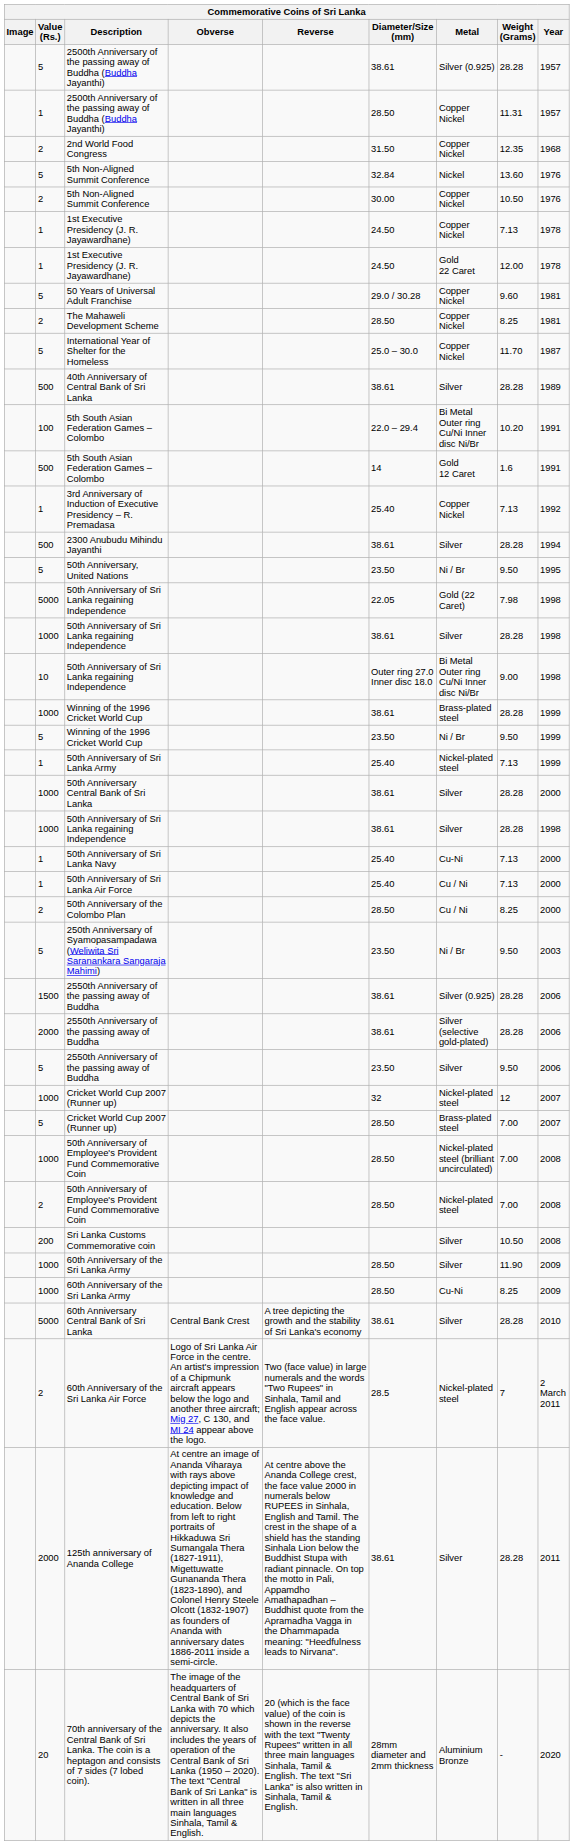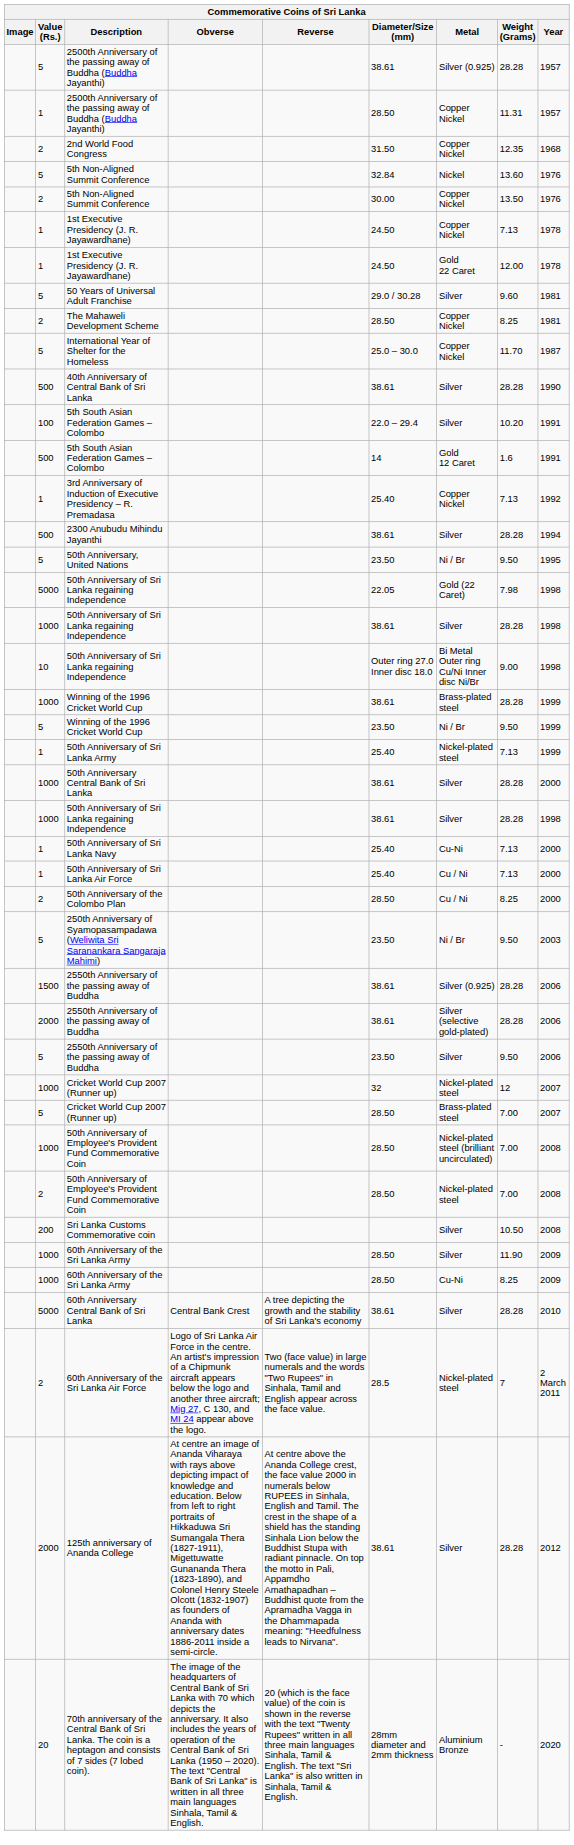(511, 200) 10.50 -> (511, 200) 13.50
(454, 296) Copper Nickel -> (451, 296) Silver
(550, 387) 1989 -> (550, 387) 1990
(463, 428) Bi Metal Outer ring Cu/Ni Inner disc Ni/Br -> (451, 423) Silver
(550, 1559) 2011 -> (550, 1548) 2012
